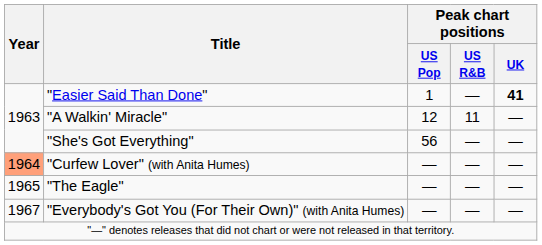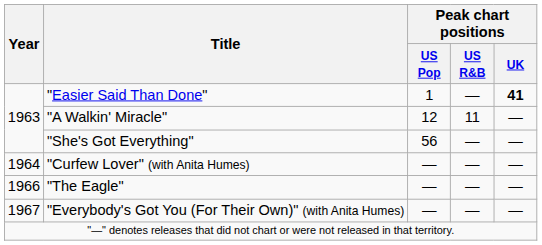(24, 164) lightsalmon background -> (24, 164) no background
(24, 187) 1965 -> (24, 187) 1966
